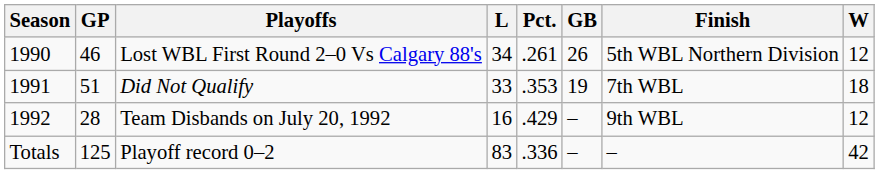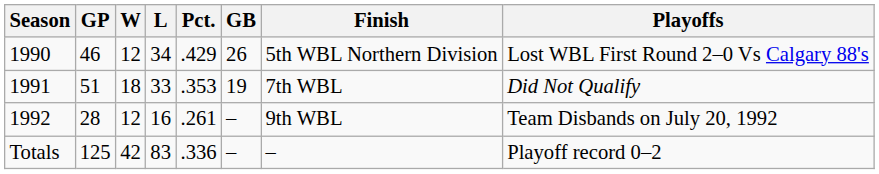columns swapped: (859, 20) <-> (301, 20)
(540, 53) .261 -> (199, 53) .429
(540, 119) .429 -> (199, 119) .261
